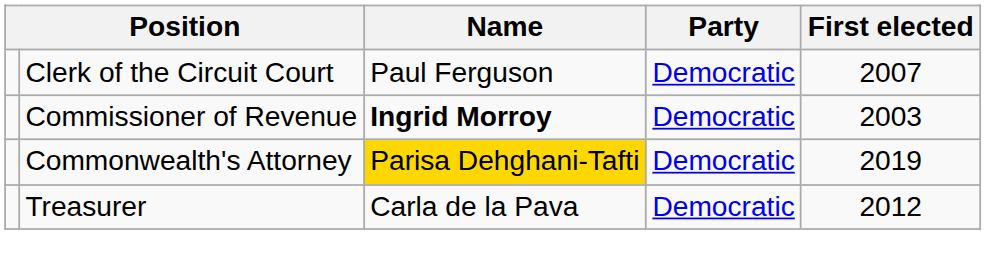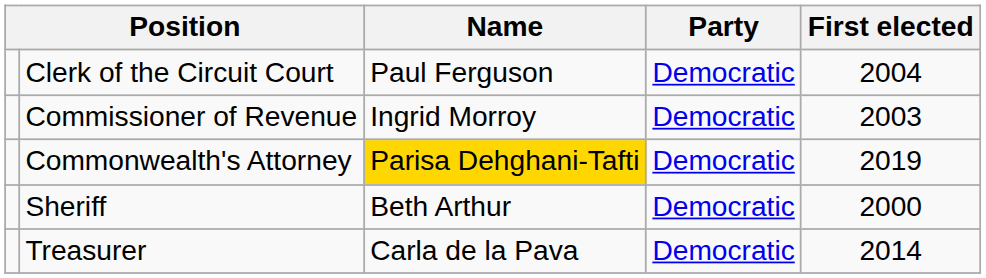(891, 72) 2007 -> (891, 72) 2004
(461, 116) bold -> (453, 116) normal
+ row: (66, 206)
(891, 206) 2012 -> (891, 250) 2014
